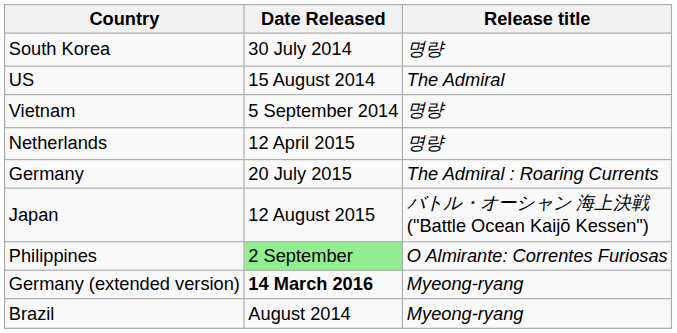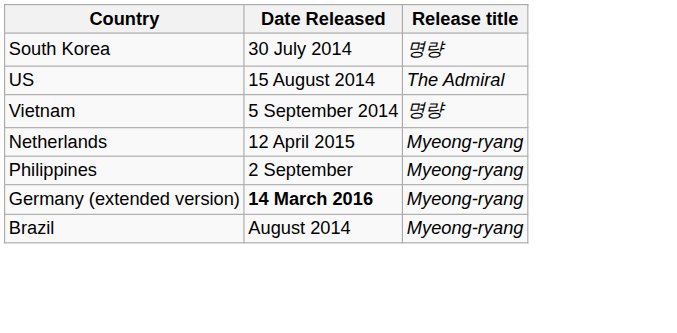(425, 142) 명량 -> (465, 141) Myeong-ryang
- row: (46, 173)
- row: (34, 214)
(301, 255) lightgreen background -> (301, 170) no background
(537, 255) O Almirante: Correntes Furiosas -> (465, 170) Myeong-ryang
